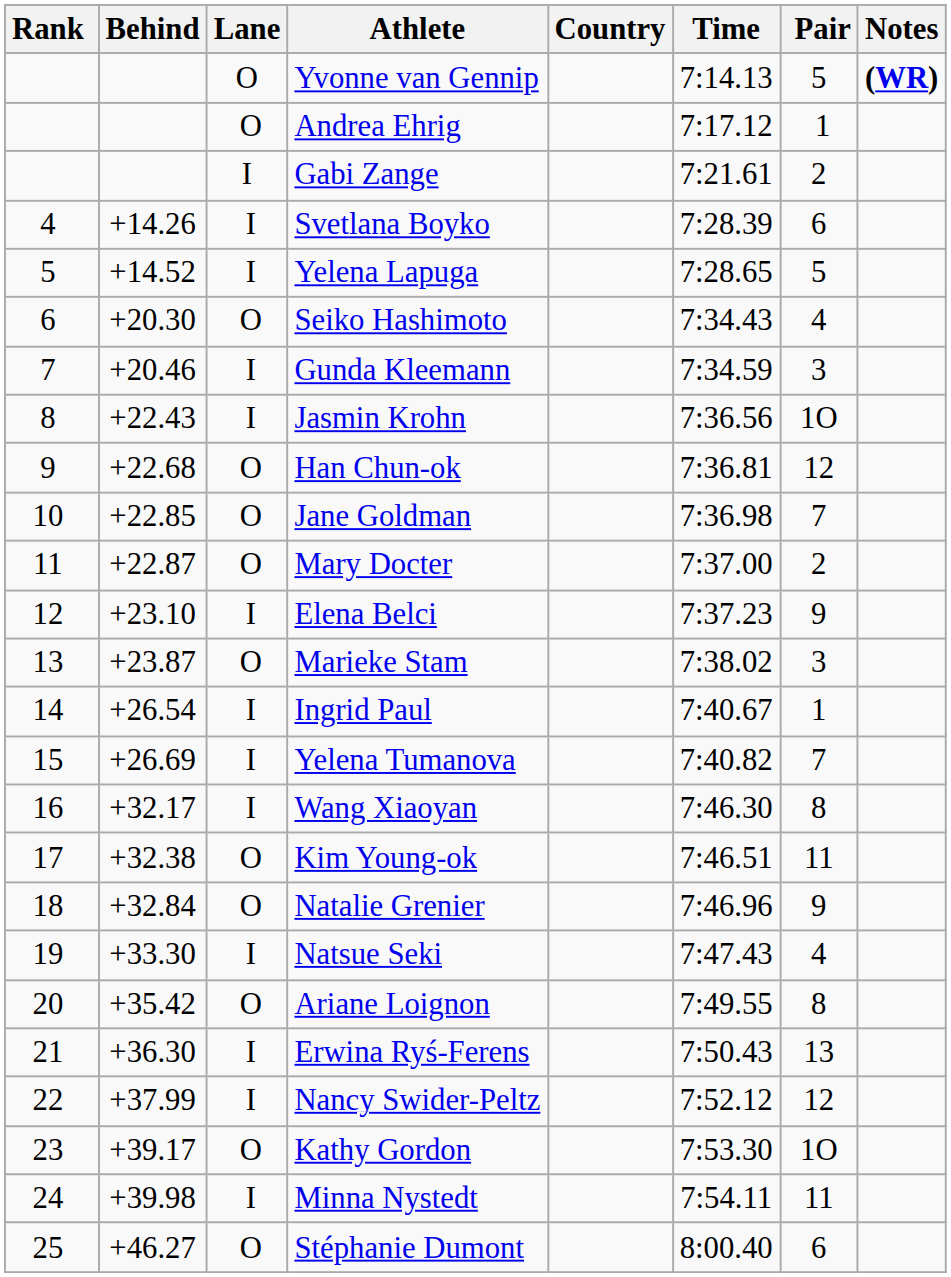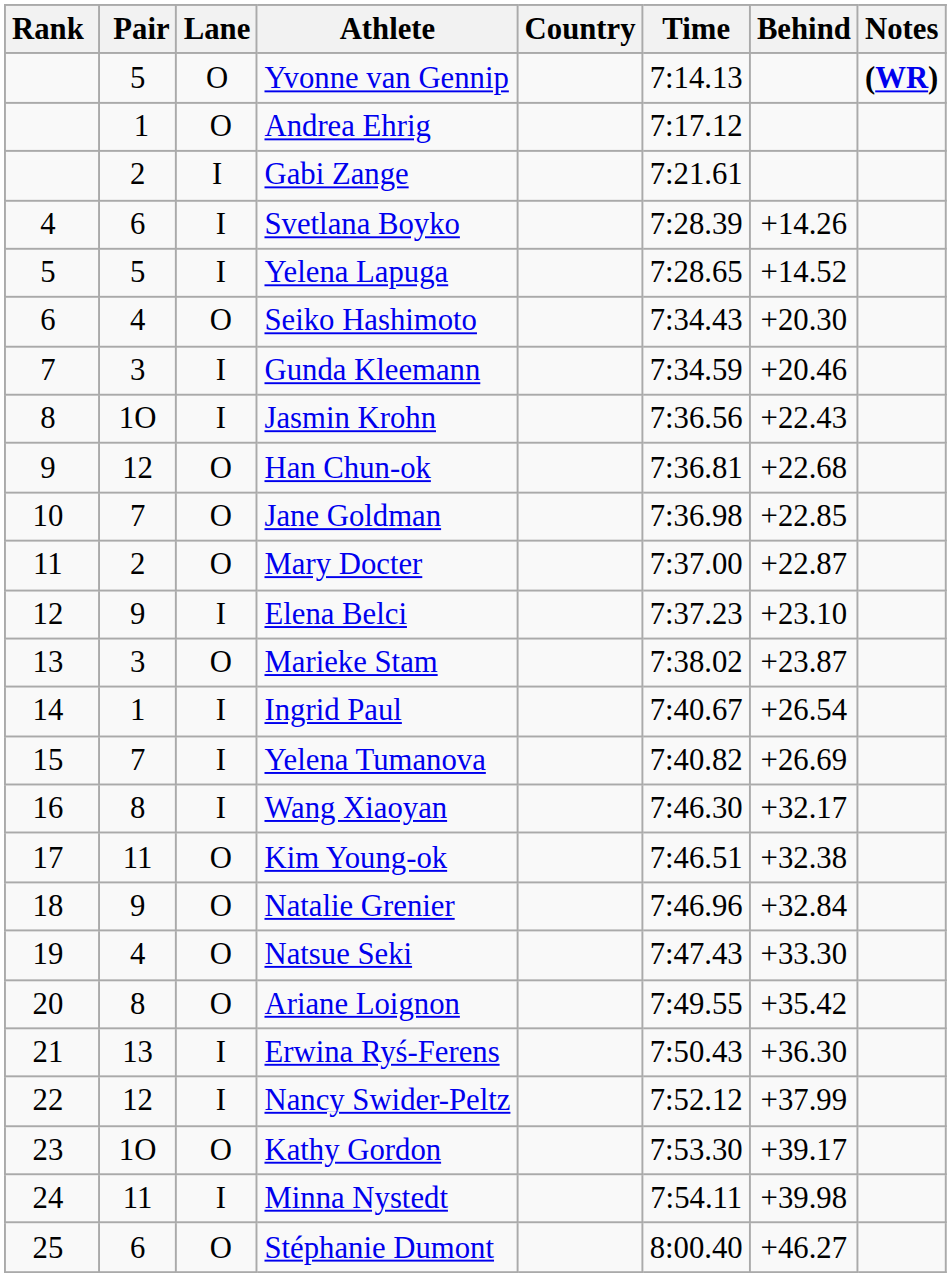columns swapped: (819, 28) <-> (153, 28)
(247, 954) I -> (217, 954) O
